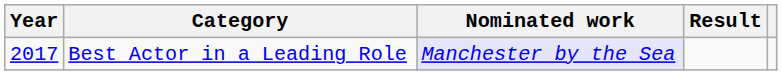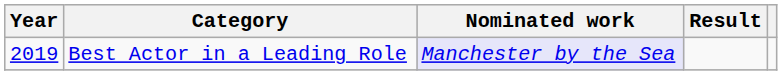(34, 54) 2017 -> (34, 54) 2019
